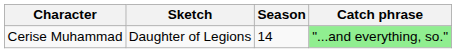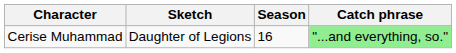(265, 36) 14 -> (265, 36) 16
